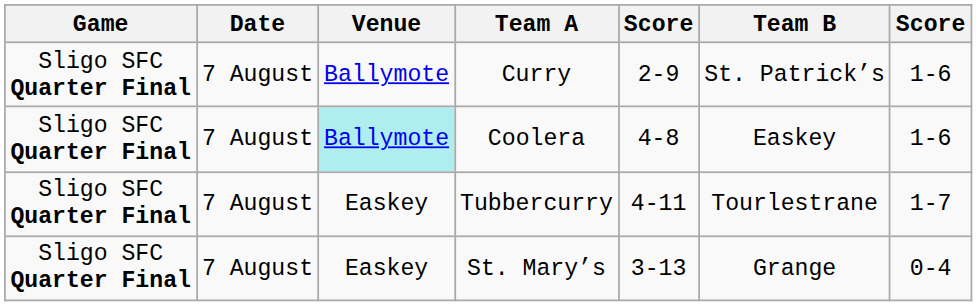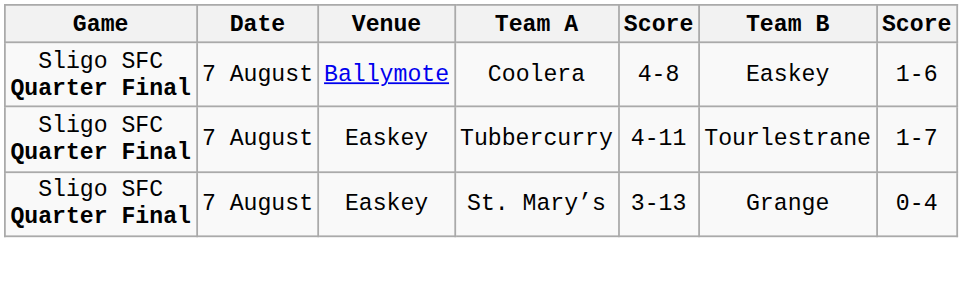- row: (536, 75)
(387, 139) paleturquoise background -> (387, 75) no background
